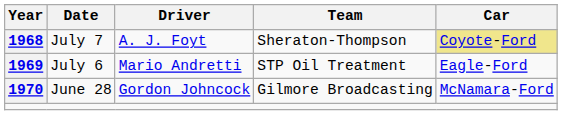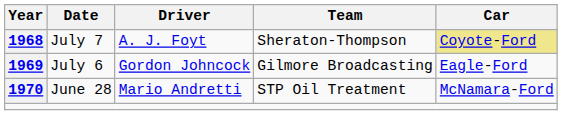(180, 66) Mario Andretti -> (185, 66) Gordon Johncock
(332, 66) STP Oil Treatment -> (345, 66) Gilmore Broadcasting
(185, 90) Gordon Johncock -> (180, 90) Mario Andretti
(345, 90) Gilmore Broadcasting -> (332, 90) STP Oil Treatment
